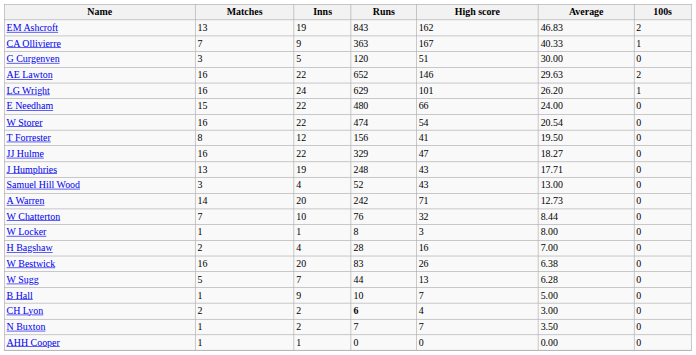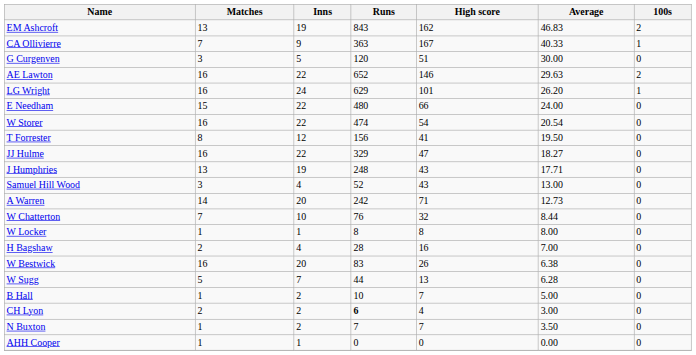(421, 232) 3 -> (421, 232) 8
(299, 295) 9 -> (299, 295) 2
